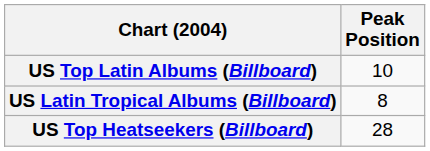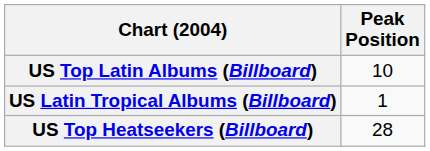(383, 100) 8 -> (383, 100) 1
